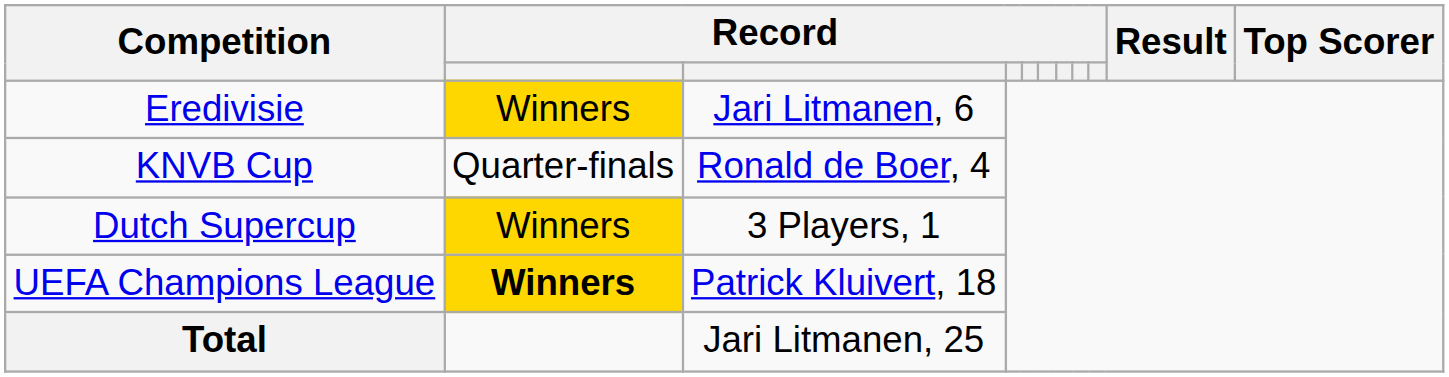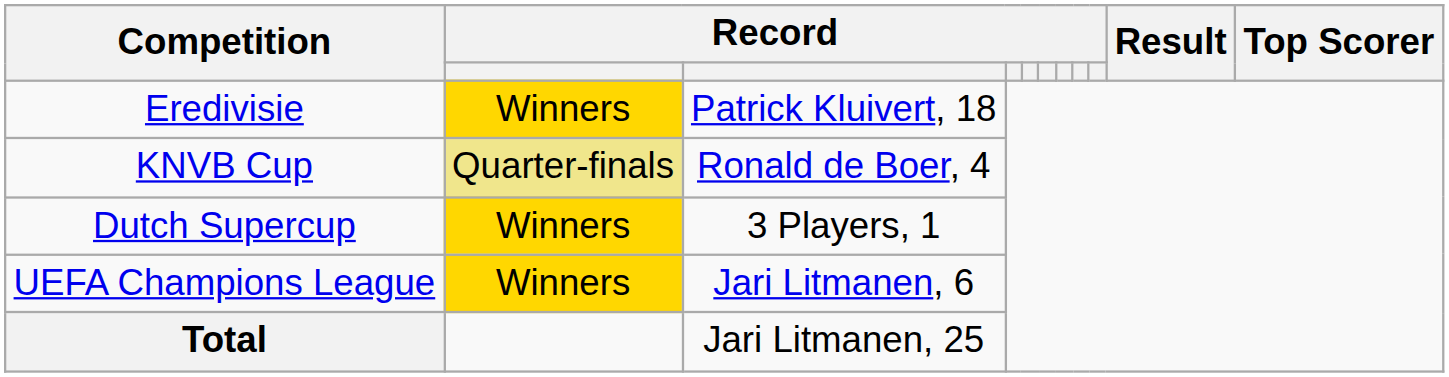(844, 108) Jari Litmanen, 6 -> (844, 108) Patrick Kluivert, 18
(563, 166) no background -> (563, 166) khaki background
(563, 282) bold -> (563, 282) normal
(844, 282) Patrick Kluivert, 18 -> (844, 282) Jari Litmanen, 6
